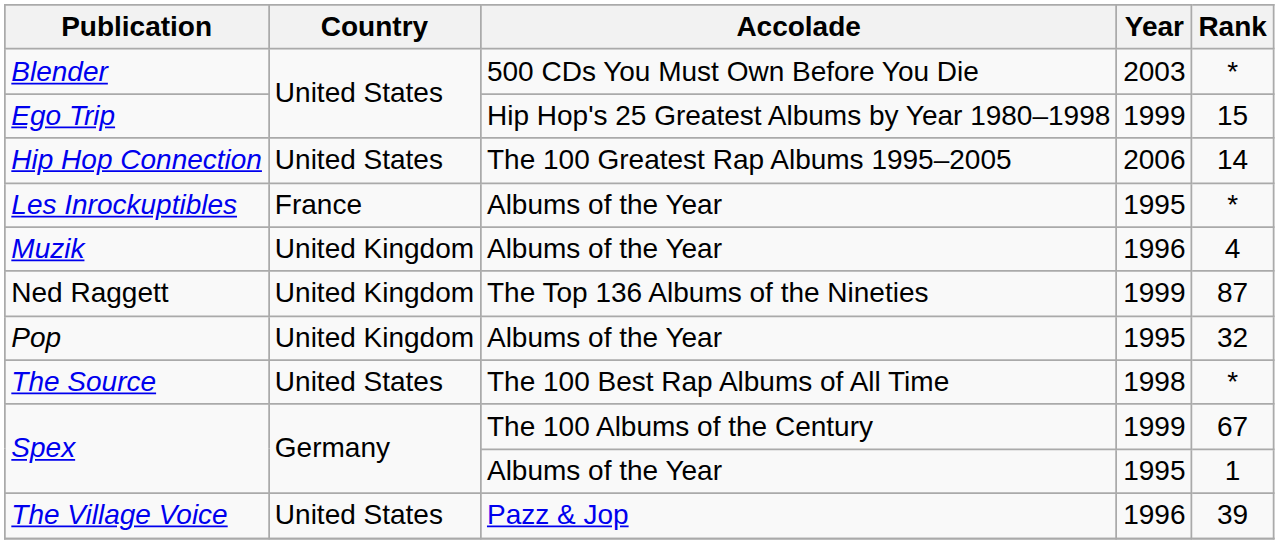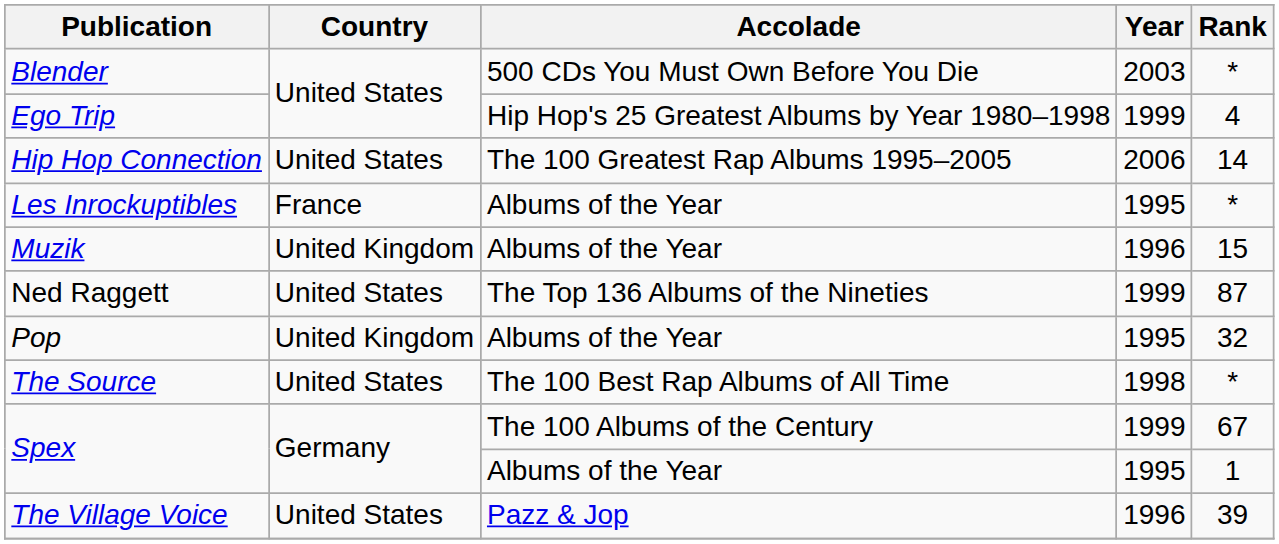(1233, 115) 15 -> (1233, 115) 4
(1233, 248) 4 -> (1233, 248) 15
(374, 293) United Kingdom -> (359, 293) United States
